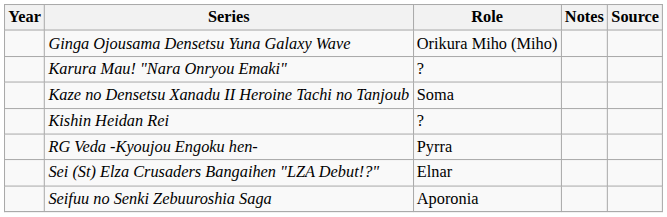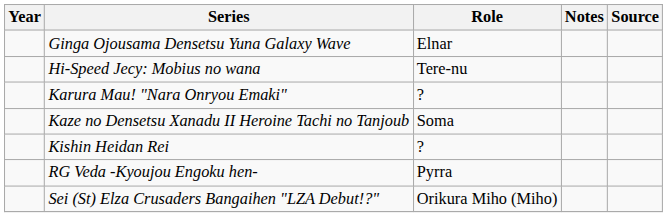(487, 43) Orikura Miho (Miho) -> (434, 43) Elnar
+ row: (154, 69)
(434, 172) Elnar -> (487, 198) Orikura Miho (Miho)
- row: (160, 198)
